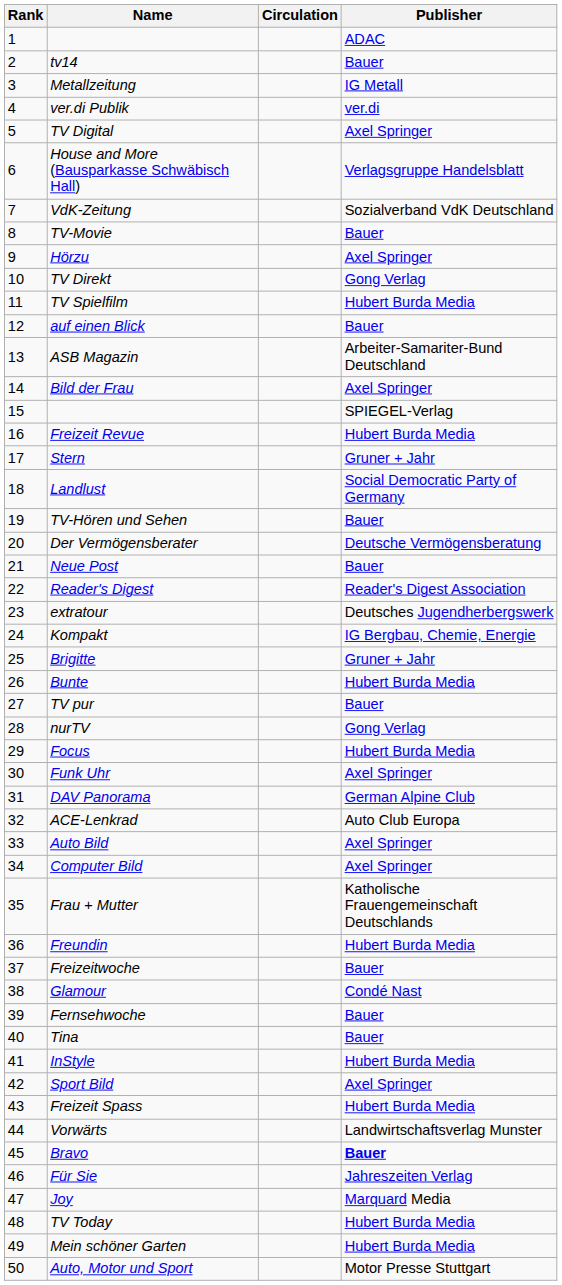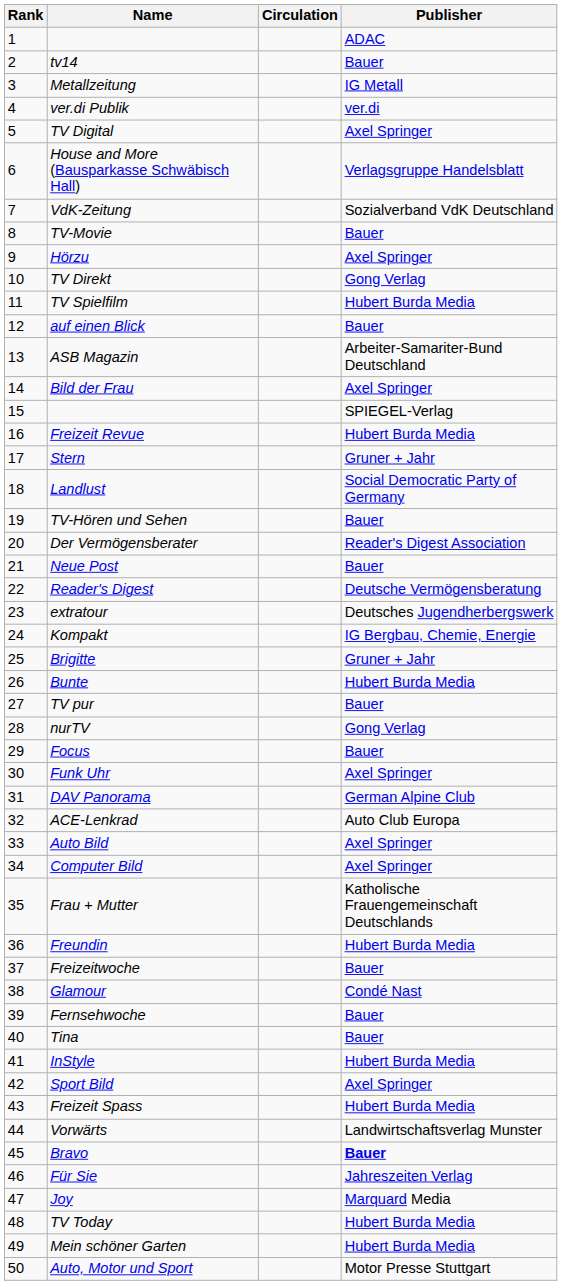(443, 543) Deutsche Vermögensberatung -> (435, 543) Reader's Digest Association
(435, 589) Reader's Digest Association -> (443, 589) Deutsche Vermögensberatung
(410, 751) Hubert Burda Media -> (364, 751) Bauer
